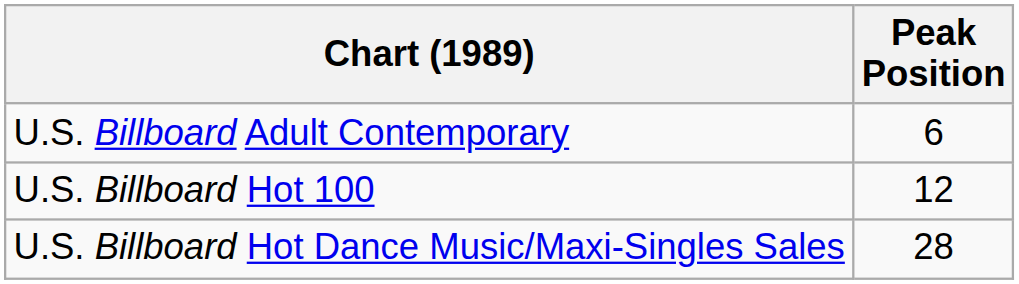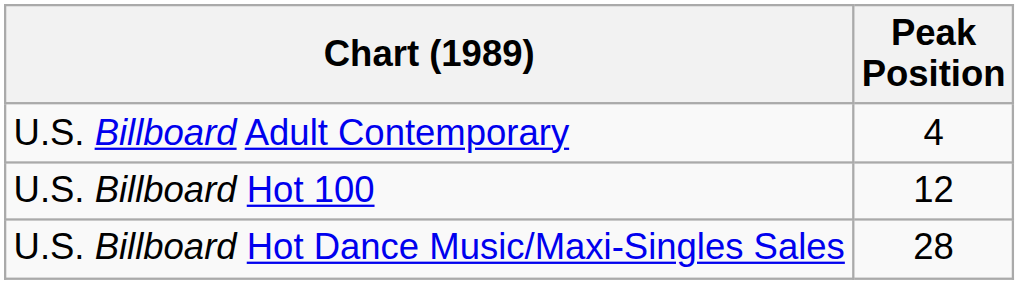(934, 132) 6 -> (934, 132) 4
